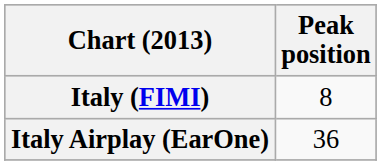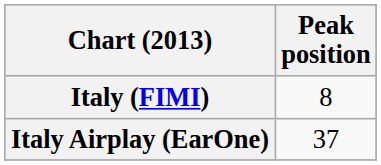(326, 138) 36 -> (326, 138) 37
